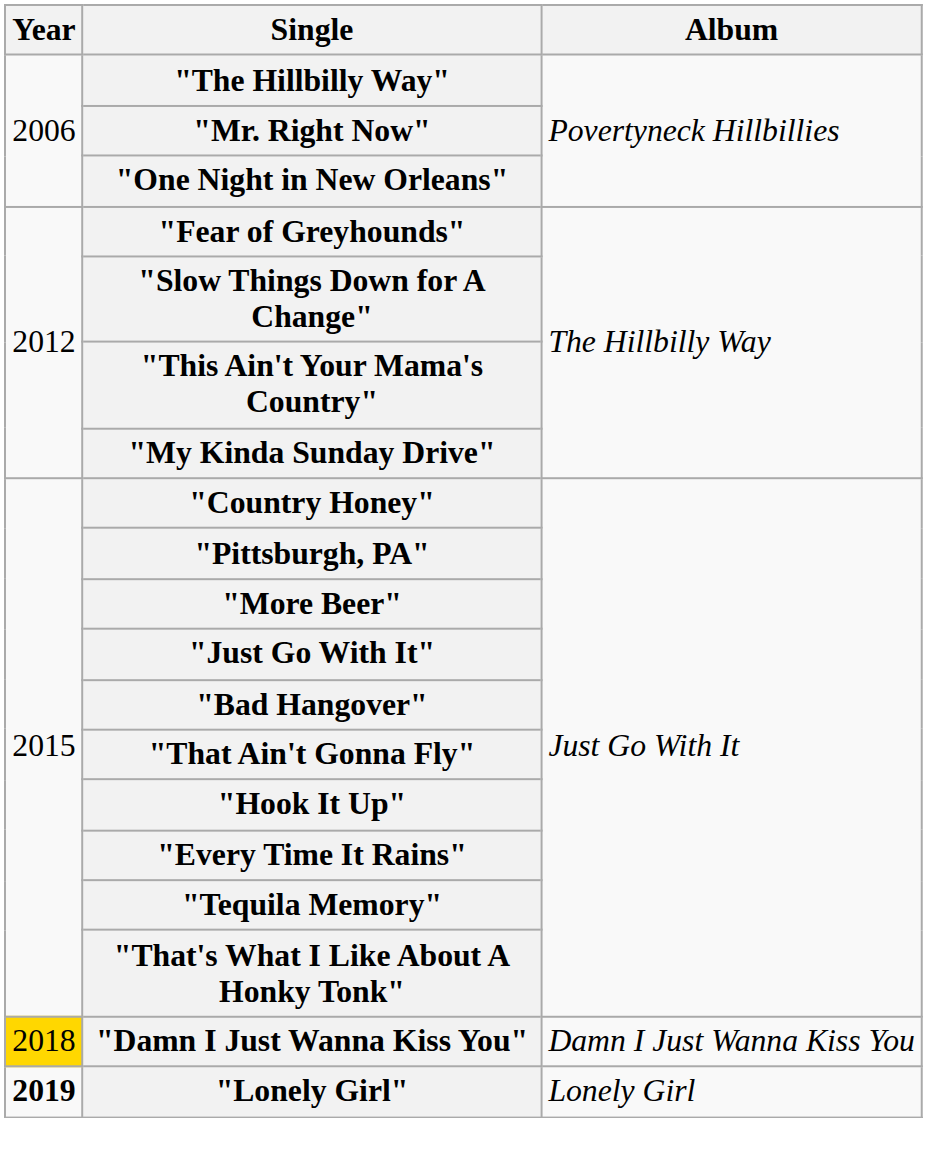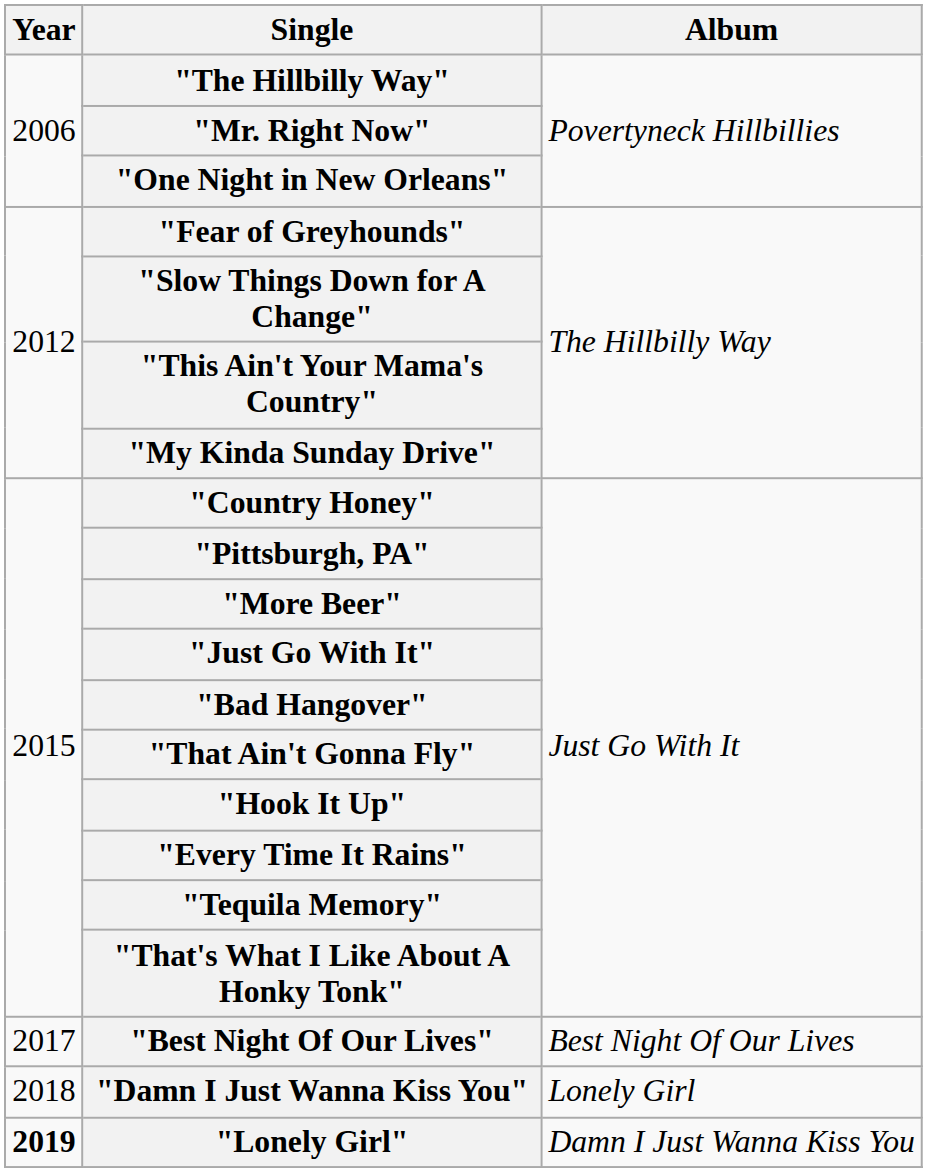+ row: (312, 1040)
(44, 1040) gold background -> (44, 1091) no background
(732, 1040) Damn I Just Wanna Kiss You -> (622, 1091) Lonely Girl
(622, 1091) Lonely Girl -> (732, 1141) Damn I Just Wanna Kiss You
